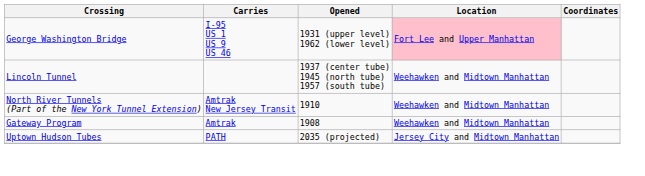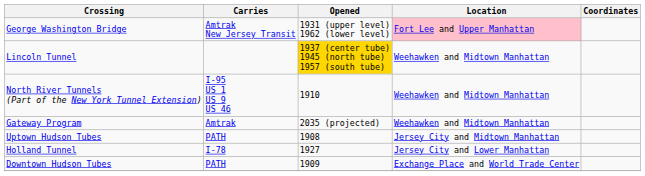(218, 39) I-95 US 1 US 9 US 46 -> (251, 29) Amtrak New Jersey Transit
(345, 77) no background -> (345, 57) gold background
(251, 105) Amtrak New Jersey Transit -> (218, 95) I-95 US 1 US 9 US 46
(310, 123) 1908 -> (340, 123) 2035 (projected)
(340, 136) 2035 (projected) -> (310, 136) 1908
+ row: (41, 150)
+ row: (59, 164)
